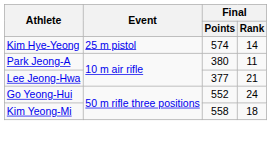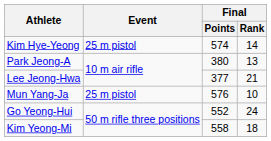(252, 62) 11 -> (252, 62) 13
+ row: (38, 95)
